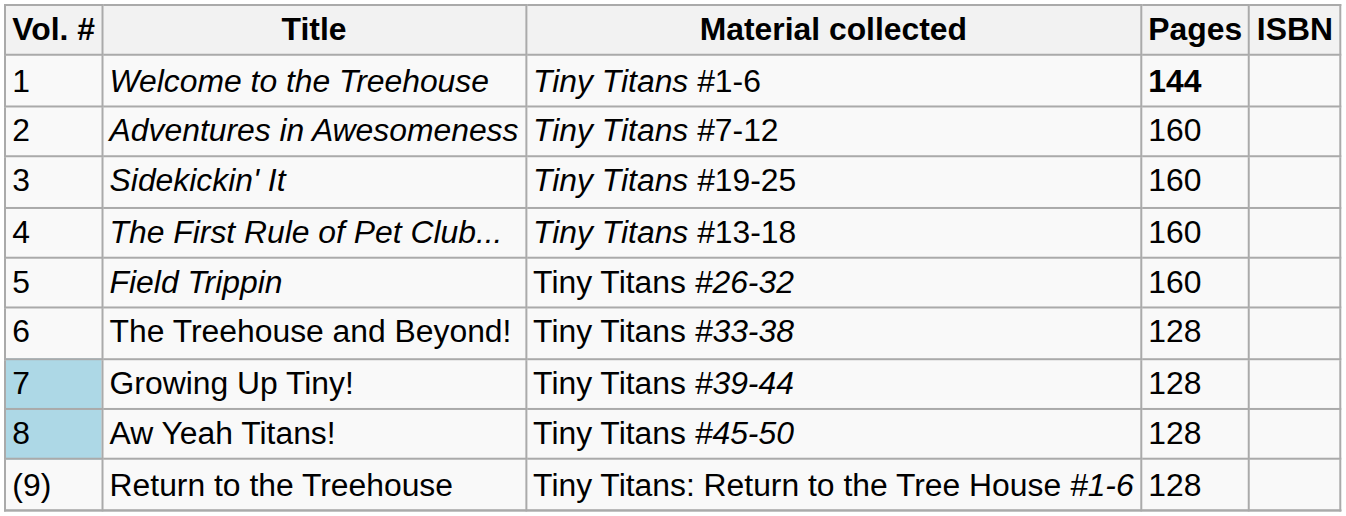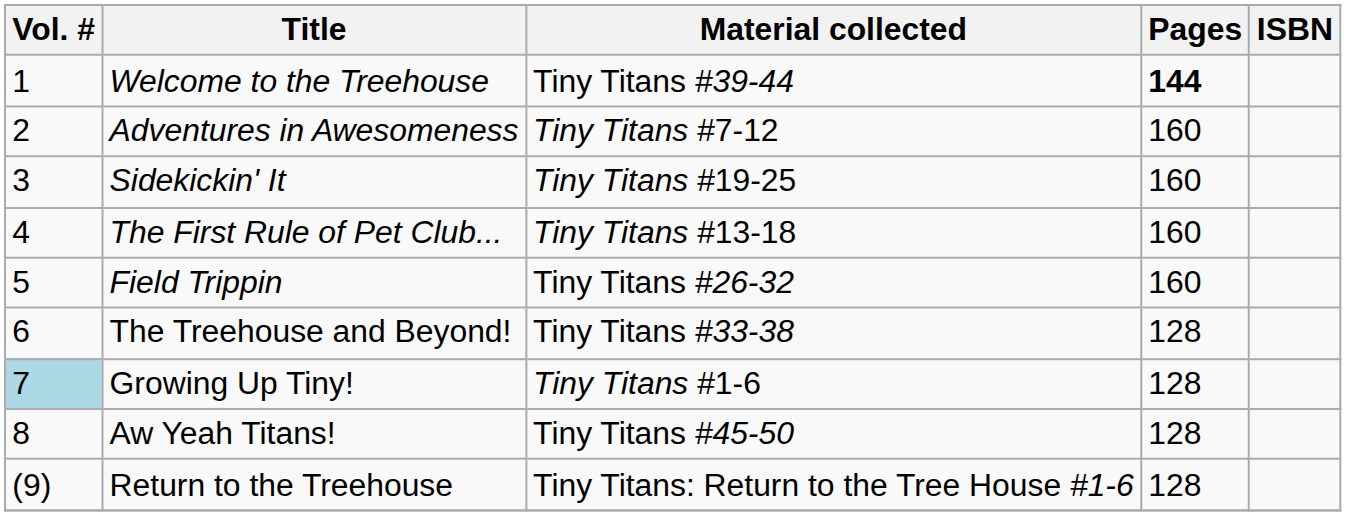(647, 80) Tiny Titans #1-6 -> (663, 80) Tiny Titans #39-44
(663, 383) Tiny Titans #39-44 -> (647, 383) Tiny Titans #1-6
(21, 433) lightblue background -> (21, 433) no background
